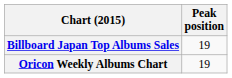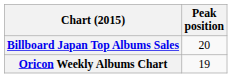(204, 45) 19 -> (204, 45) 20
